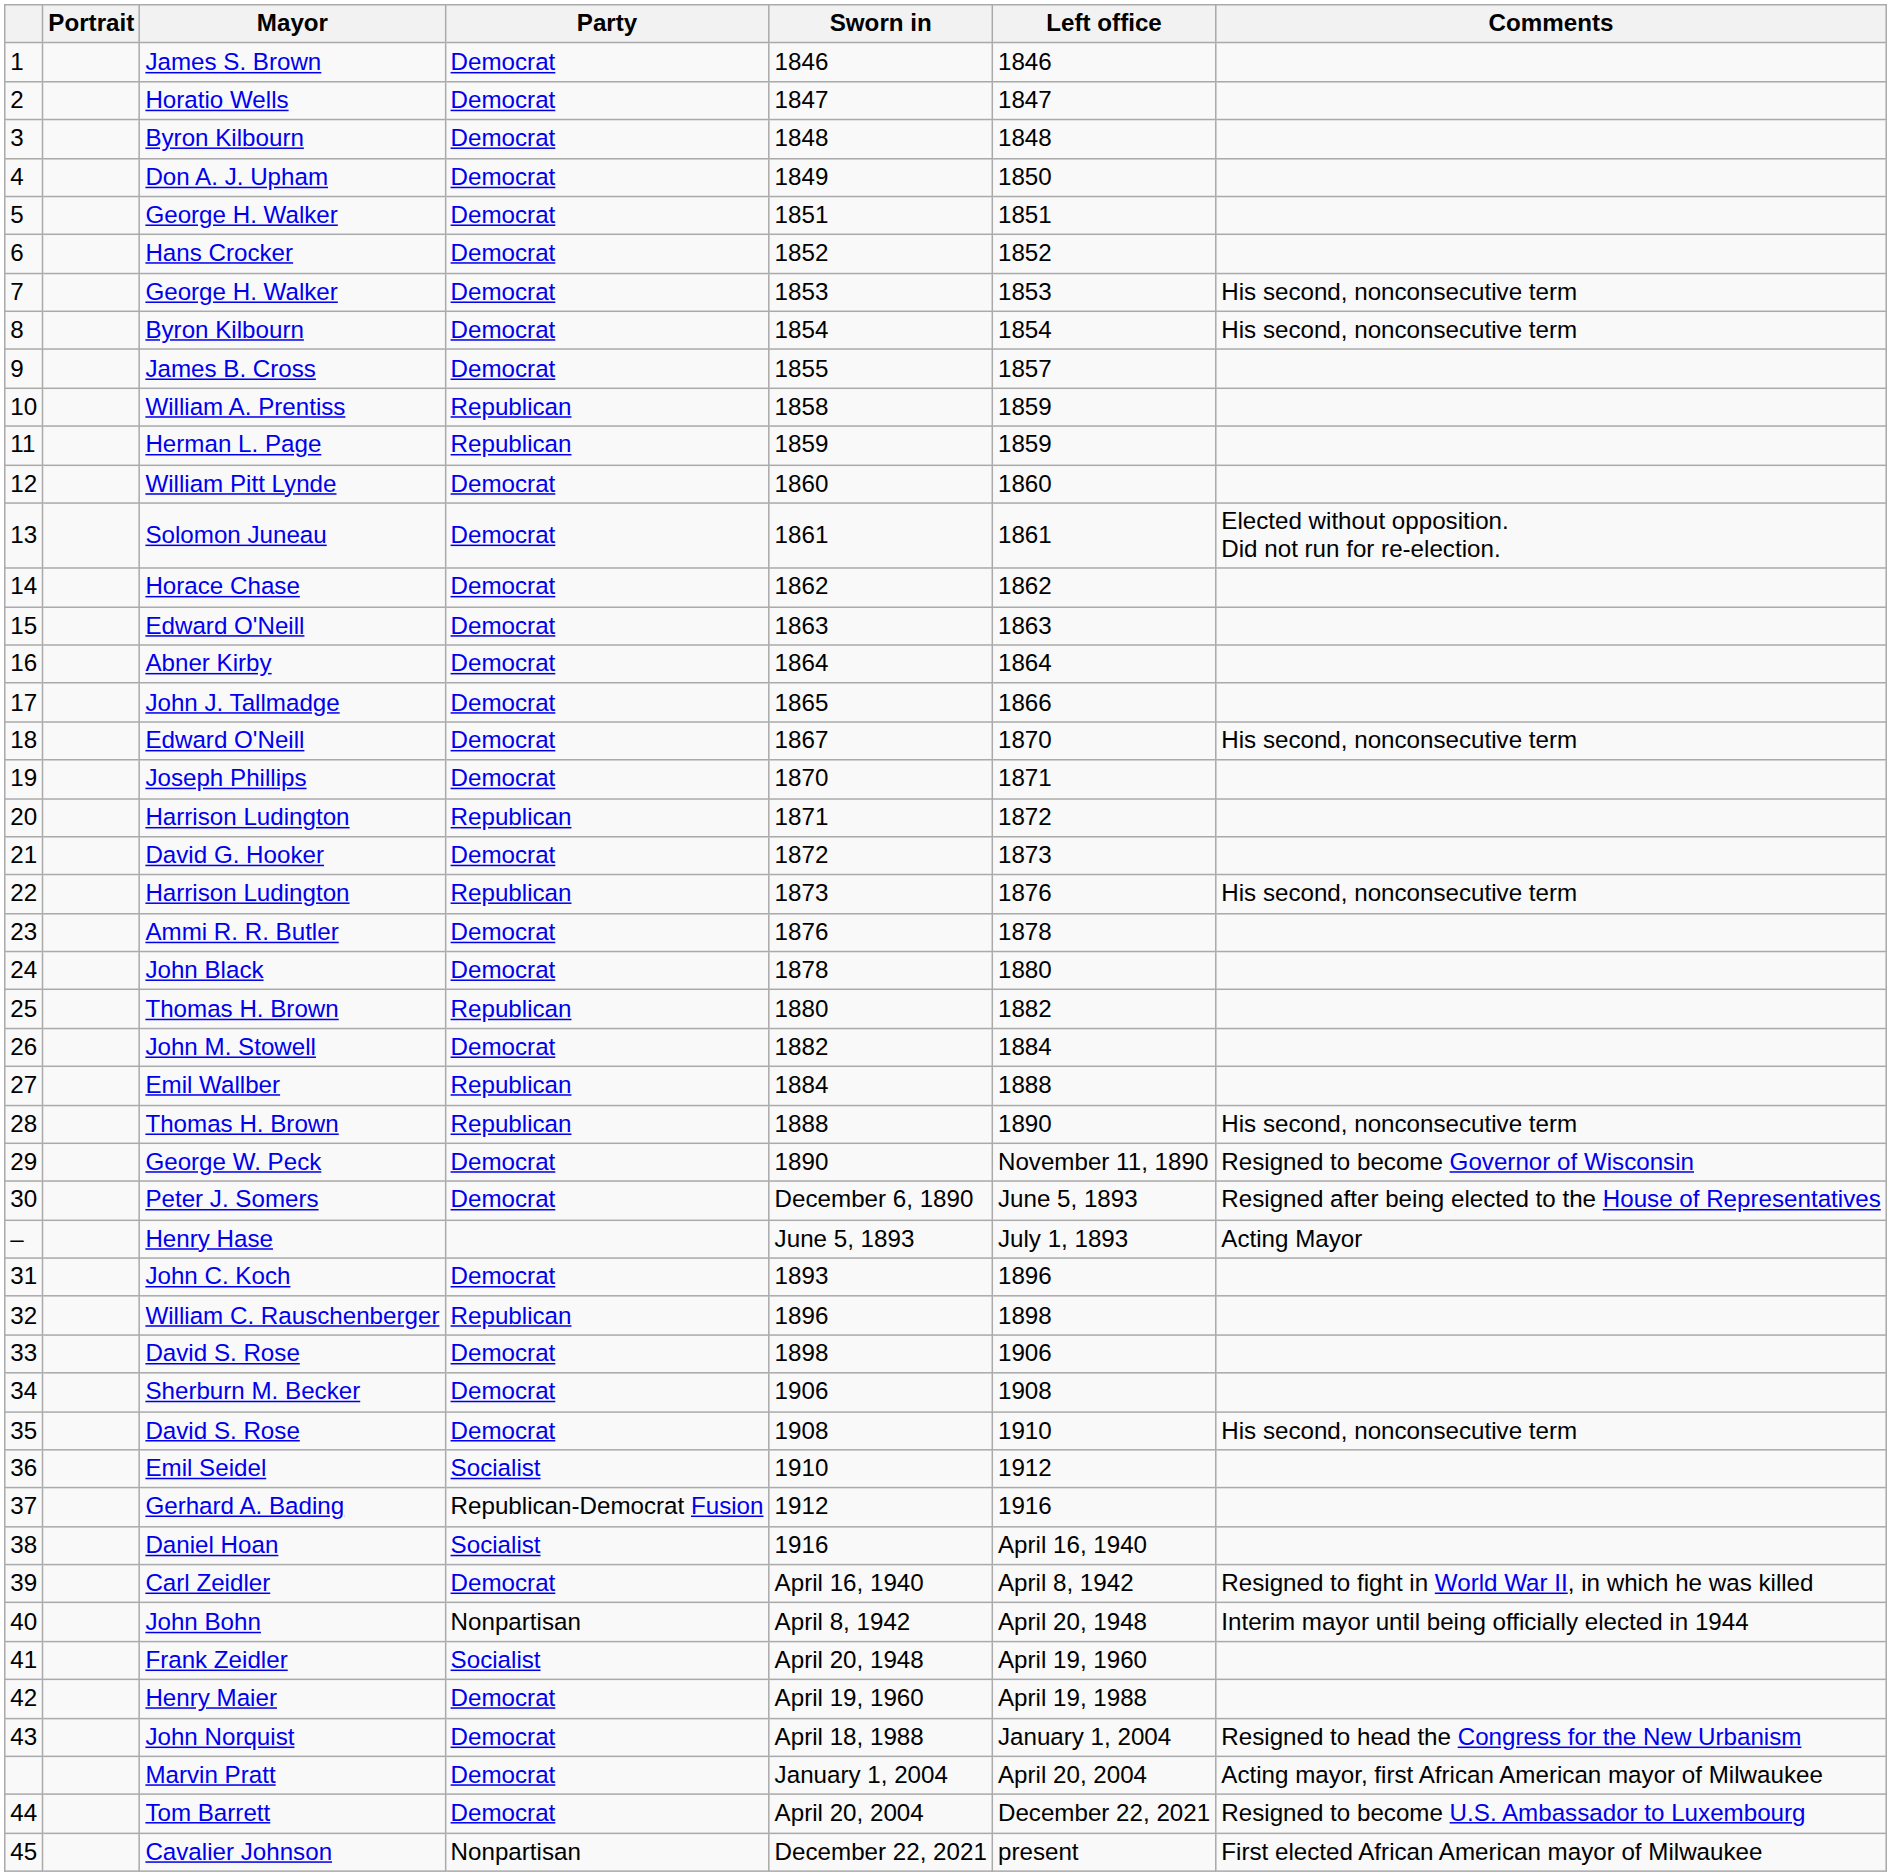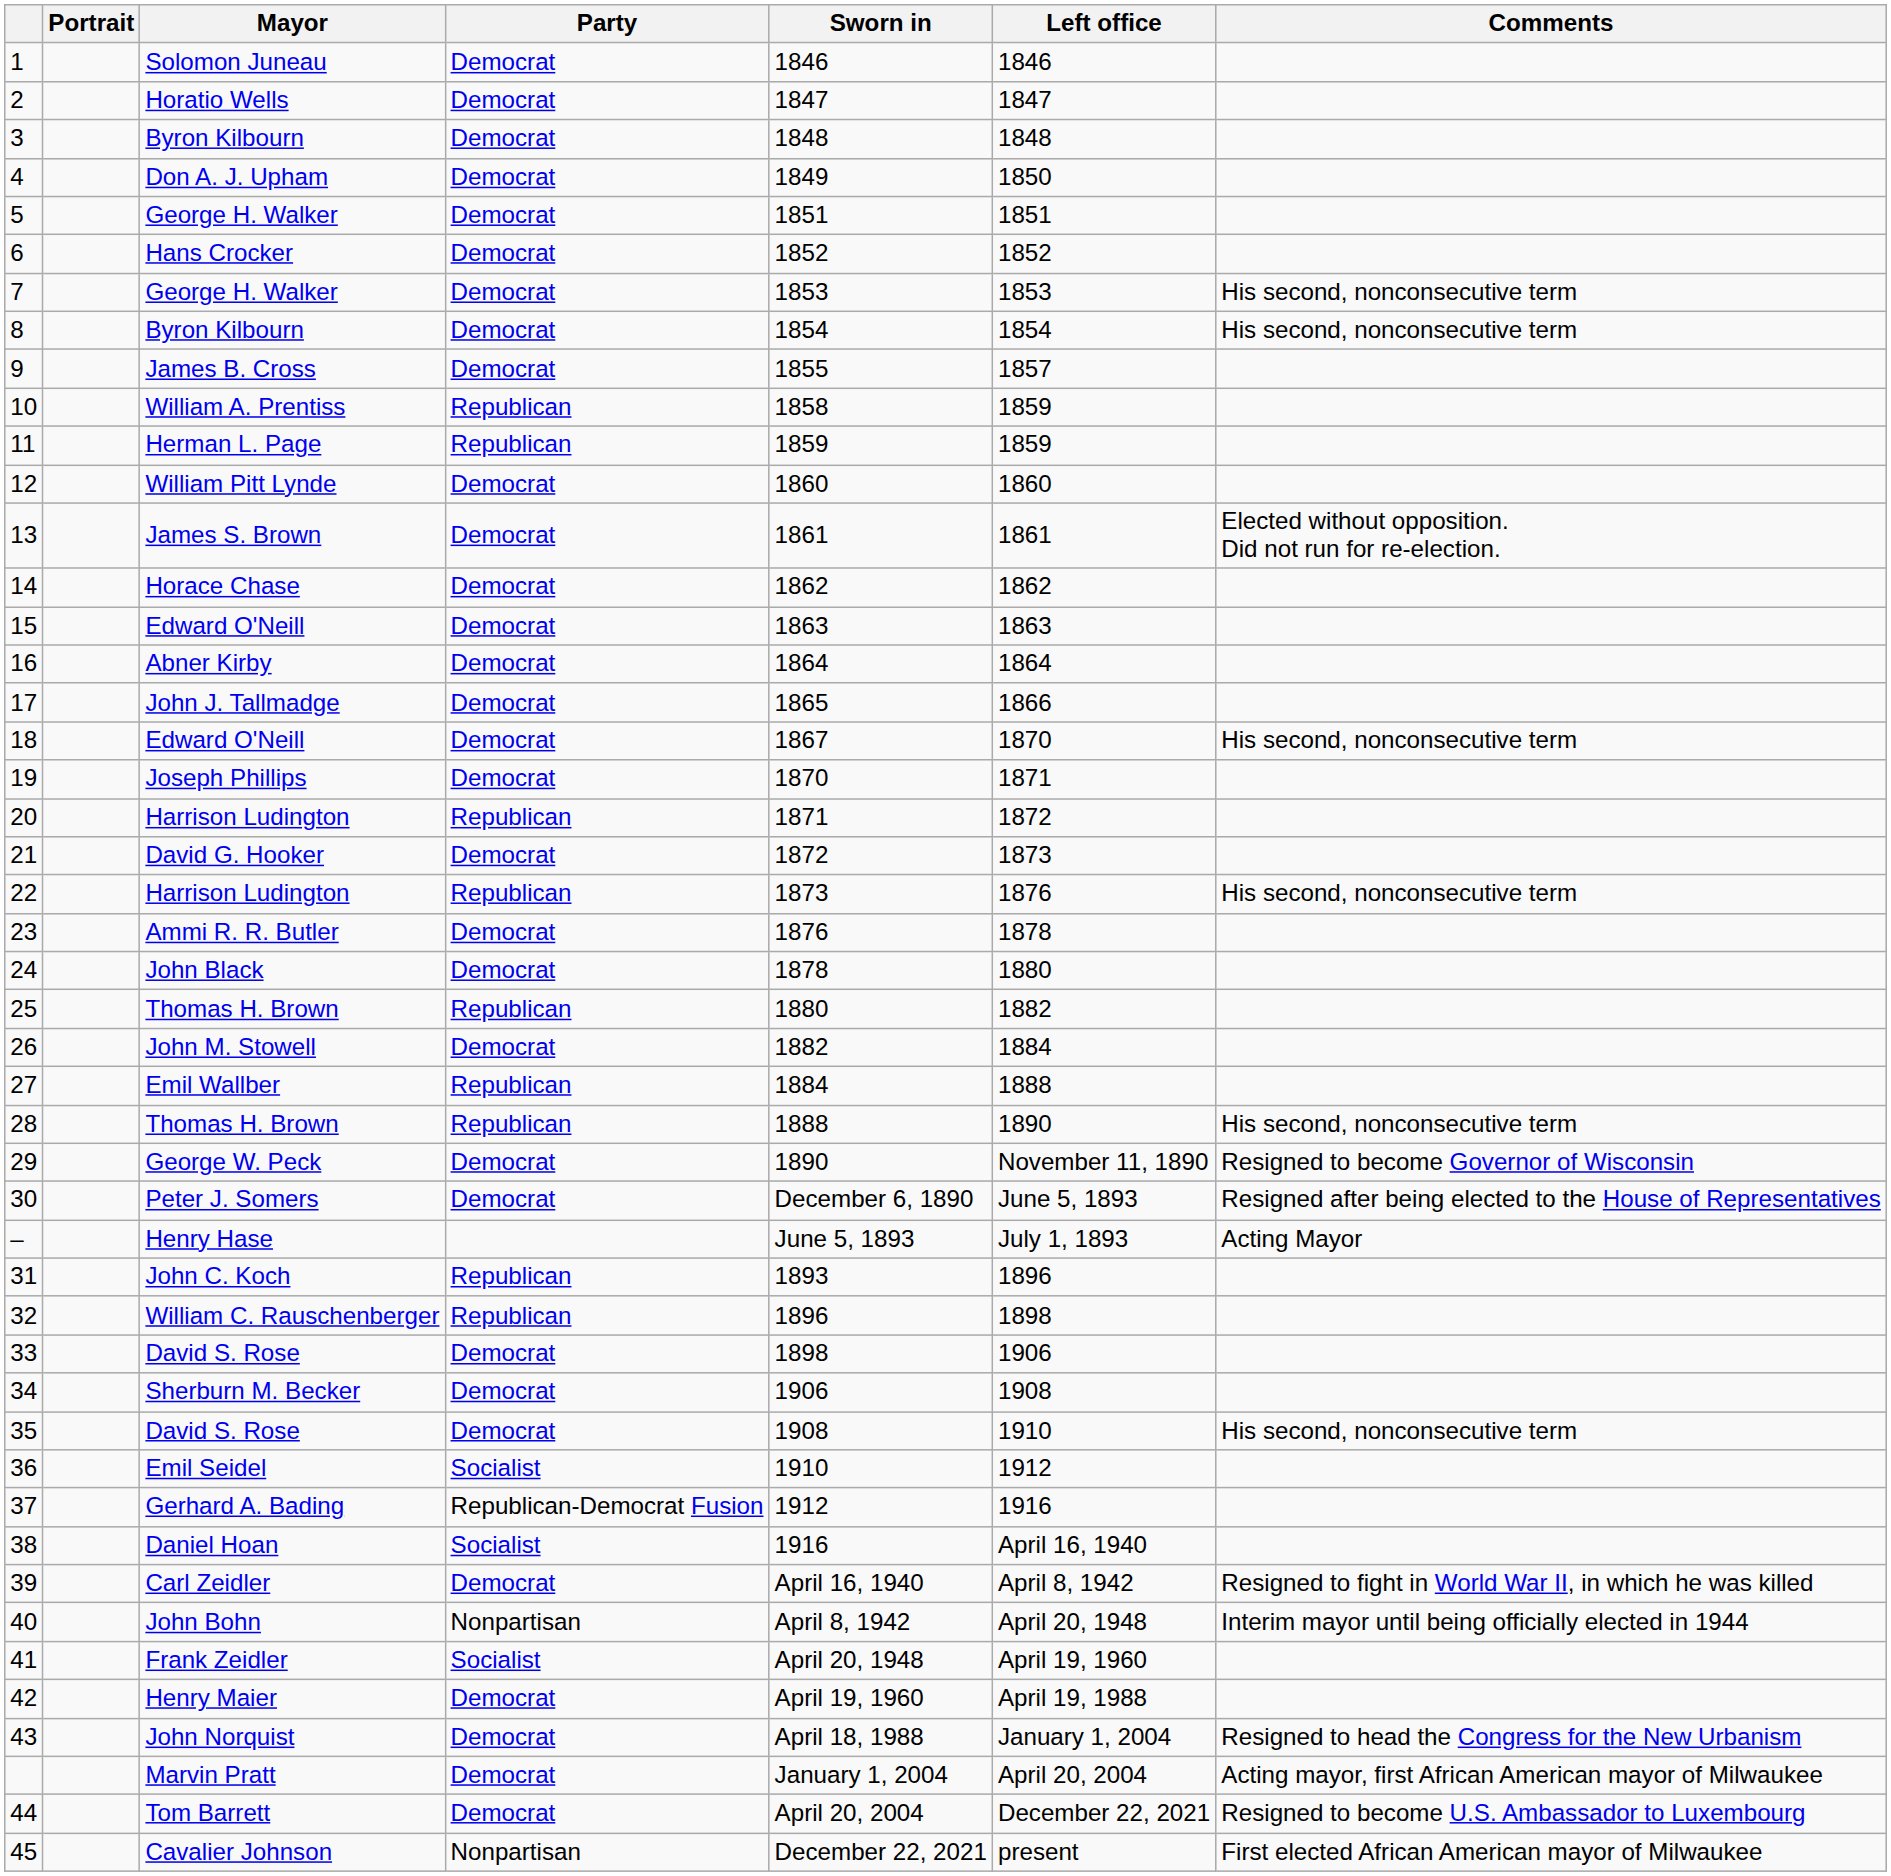(233, 61) James S. Brown -> (236, 61) Solomon Juneau
(236, 535) Solomon Juneau -> (233, 535) James S. Brown
(503, 1276) Democrat -> (511, 1276) Republican
